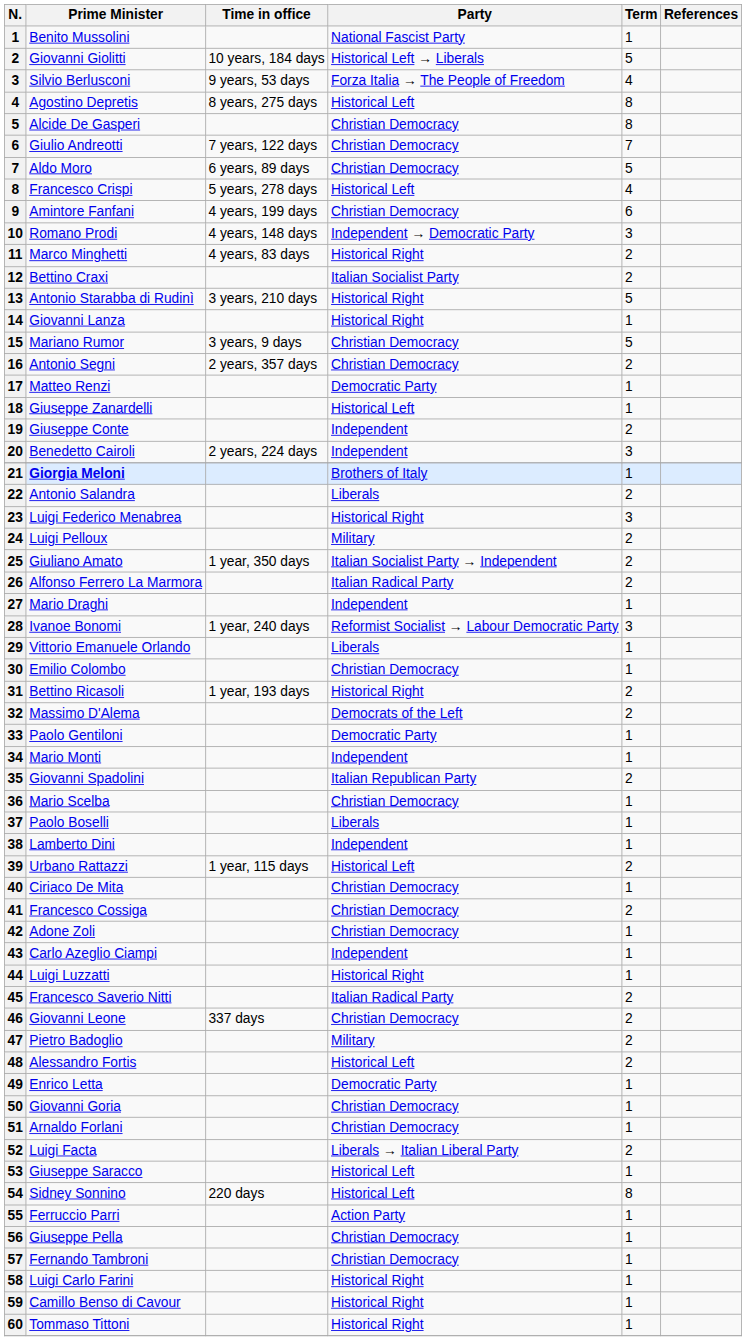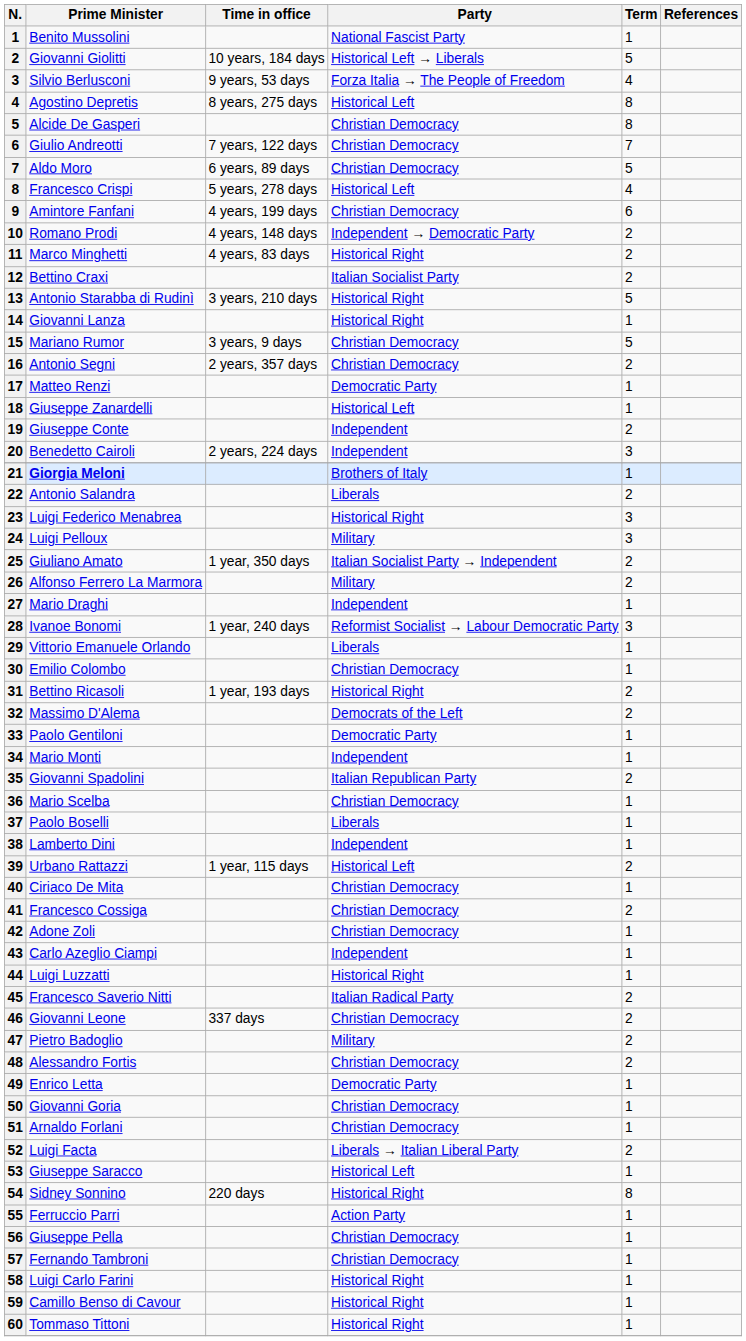(629, 233) 3 -> (629, 233) 2
(629, 539) 2 -> (629, 539) 3
(392, 582) Italian Radical Party -> (353, 582) Military
(373, 1062) Historical Left -> (395, 1062) Christian Democracy
(373, 1193) Historical Left -> (377, 1193) Historical Right
